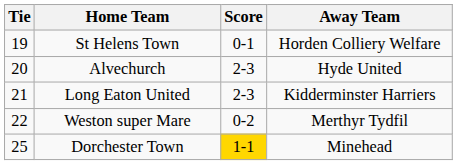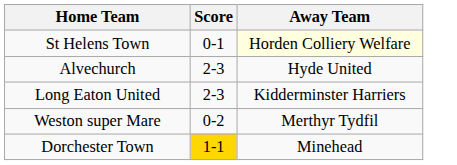- column: (19, 17)
(360, 43) no background -> (330, 43) lightyellow background
